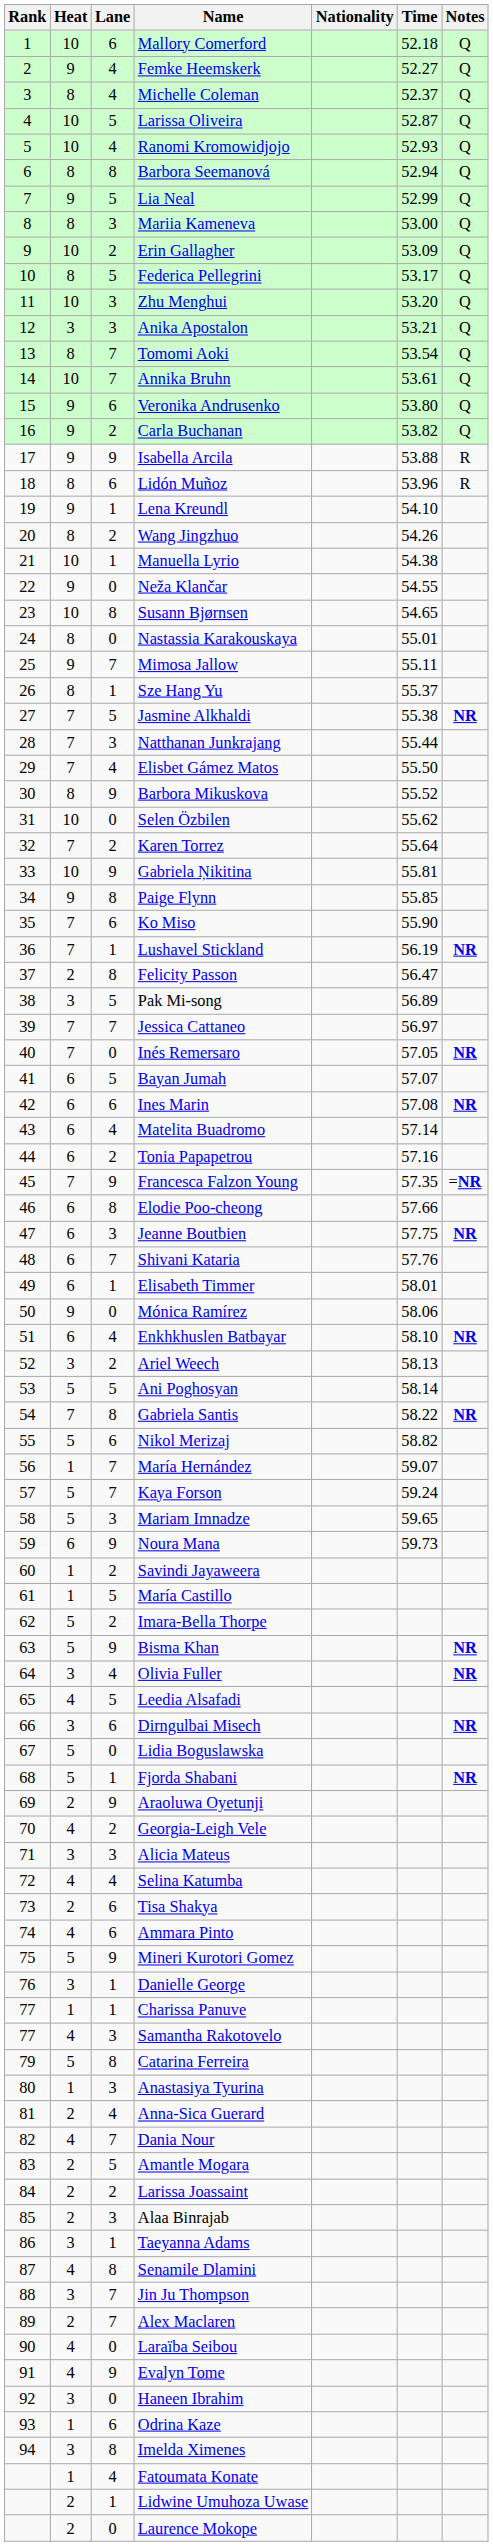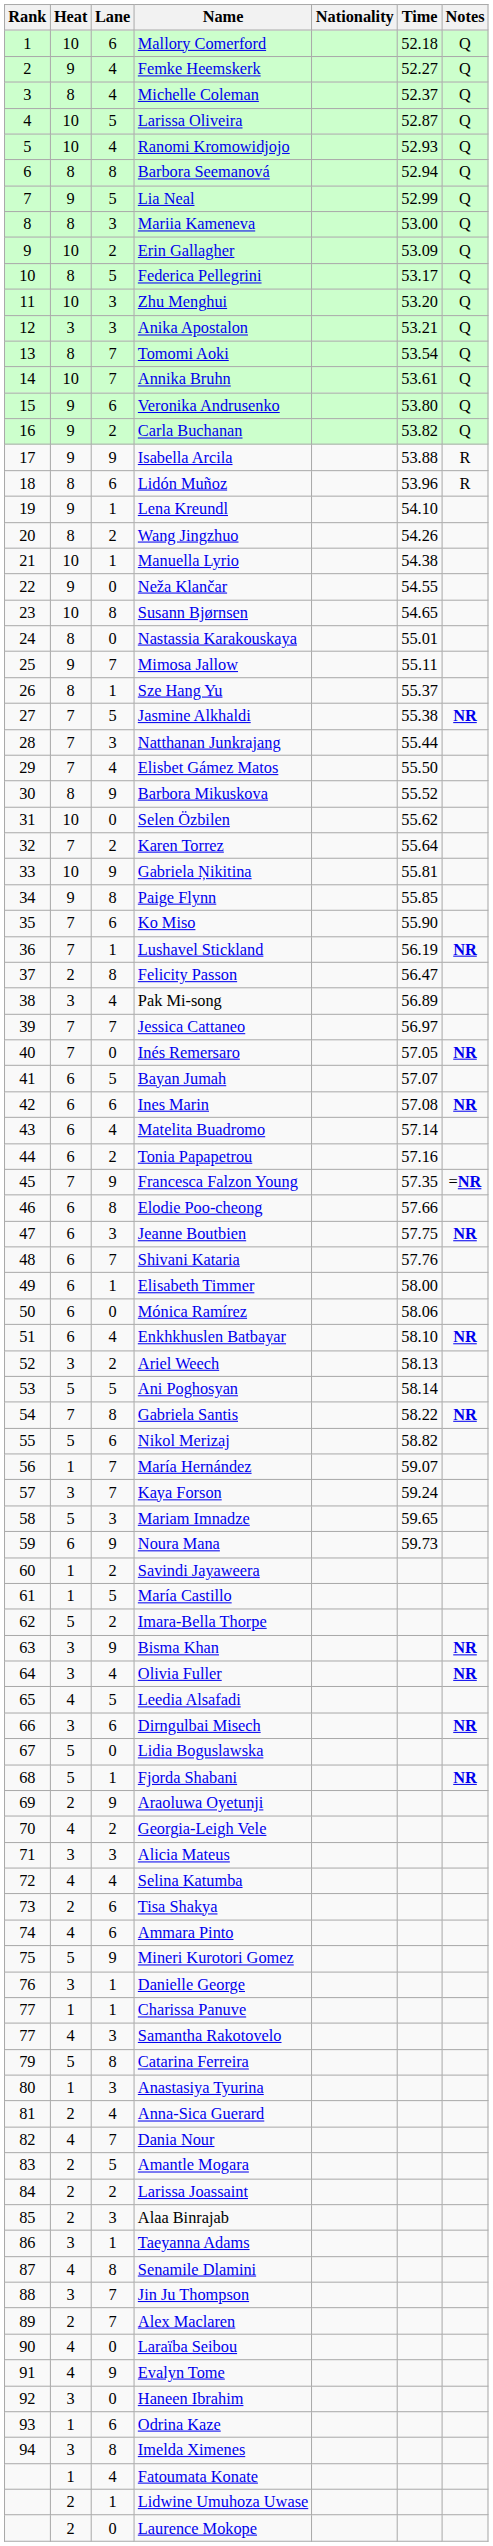(113, 1000) 5 -> (113, 1000) 4
(420, 1285) 58.01 -> (420, 1285) 58.00
(71, 1311) 9 -> (71, 1311) 6
(71, 1492) 5 -> (71, 1492) 3
(71, 1648) 5 -> (71, 1648) 3
